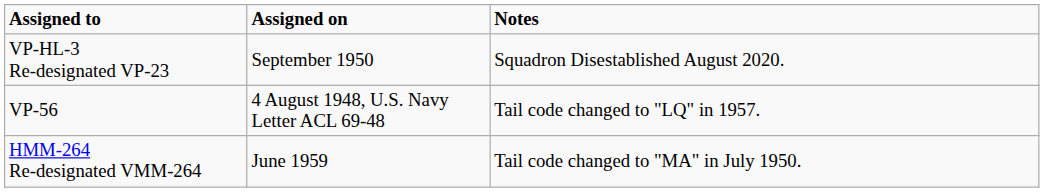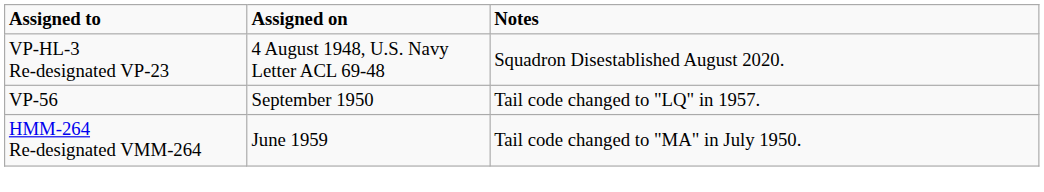(313, 59) September 1950 -> (350, 59) 4 August 1948, U.S. Navy Letter ACL 69-48
(350, 110) 4 August 1948, U.S. Navy Letter ACL 69-48 -> (313, 99) September 1950
